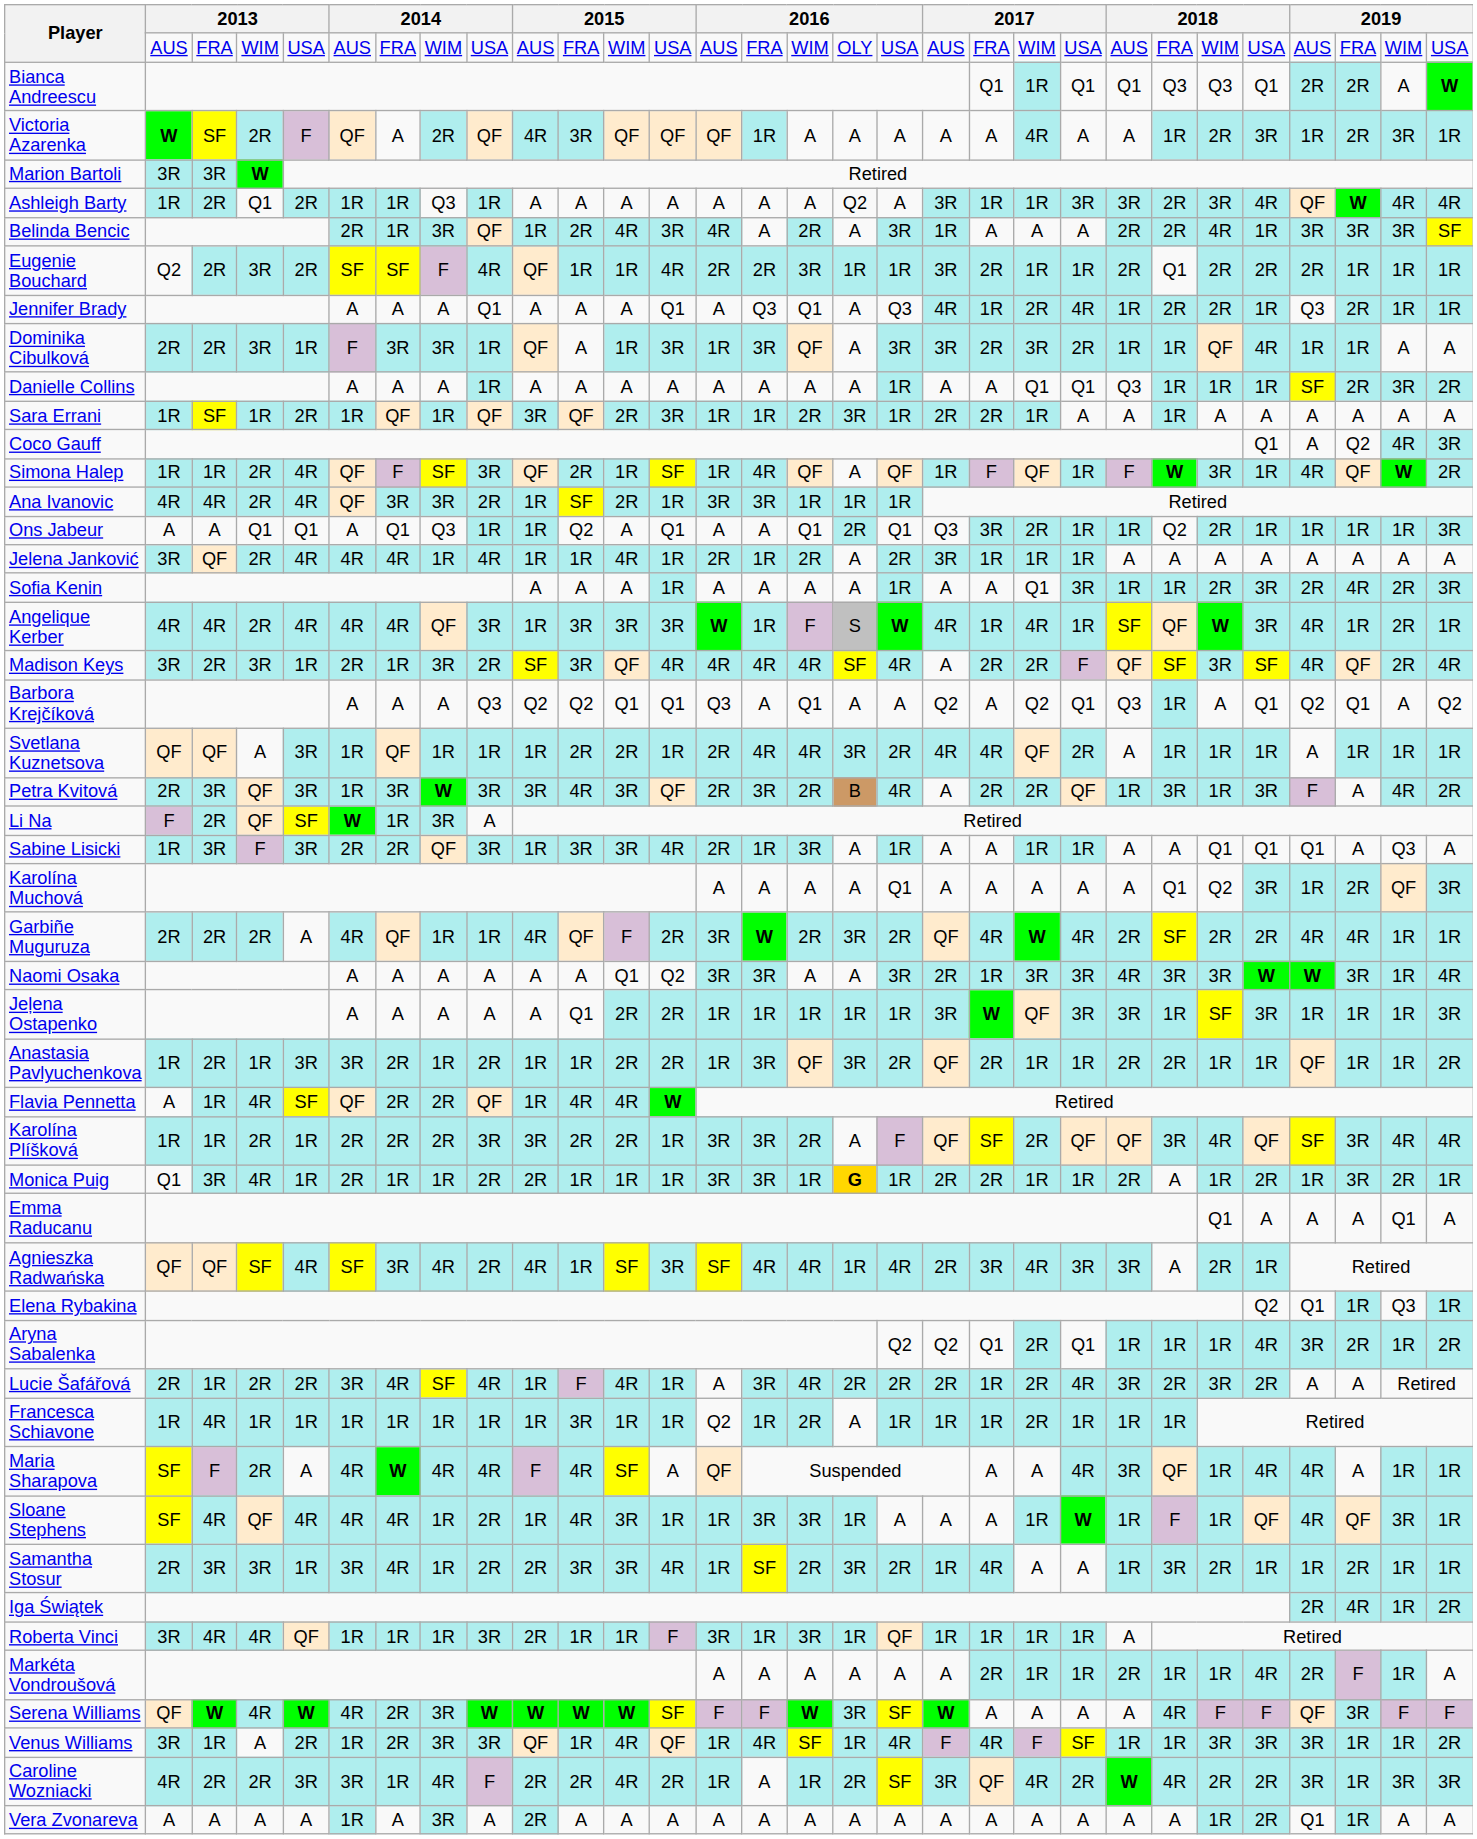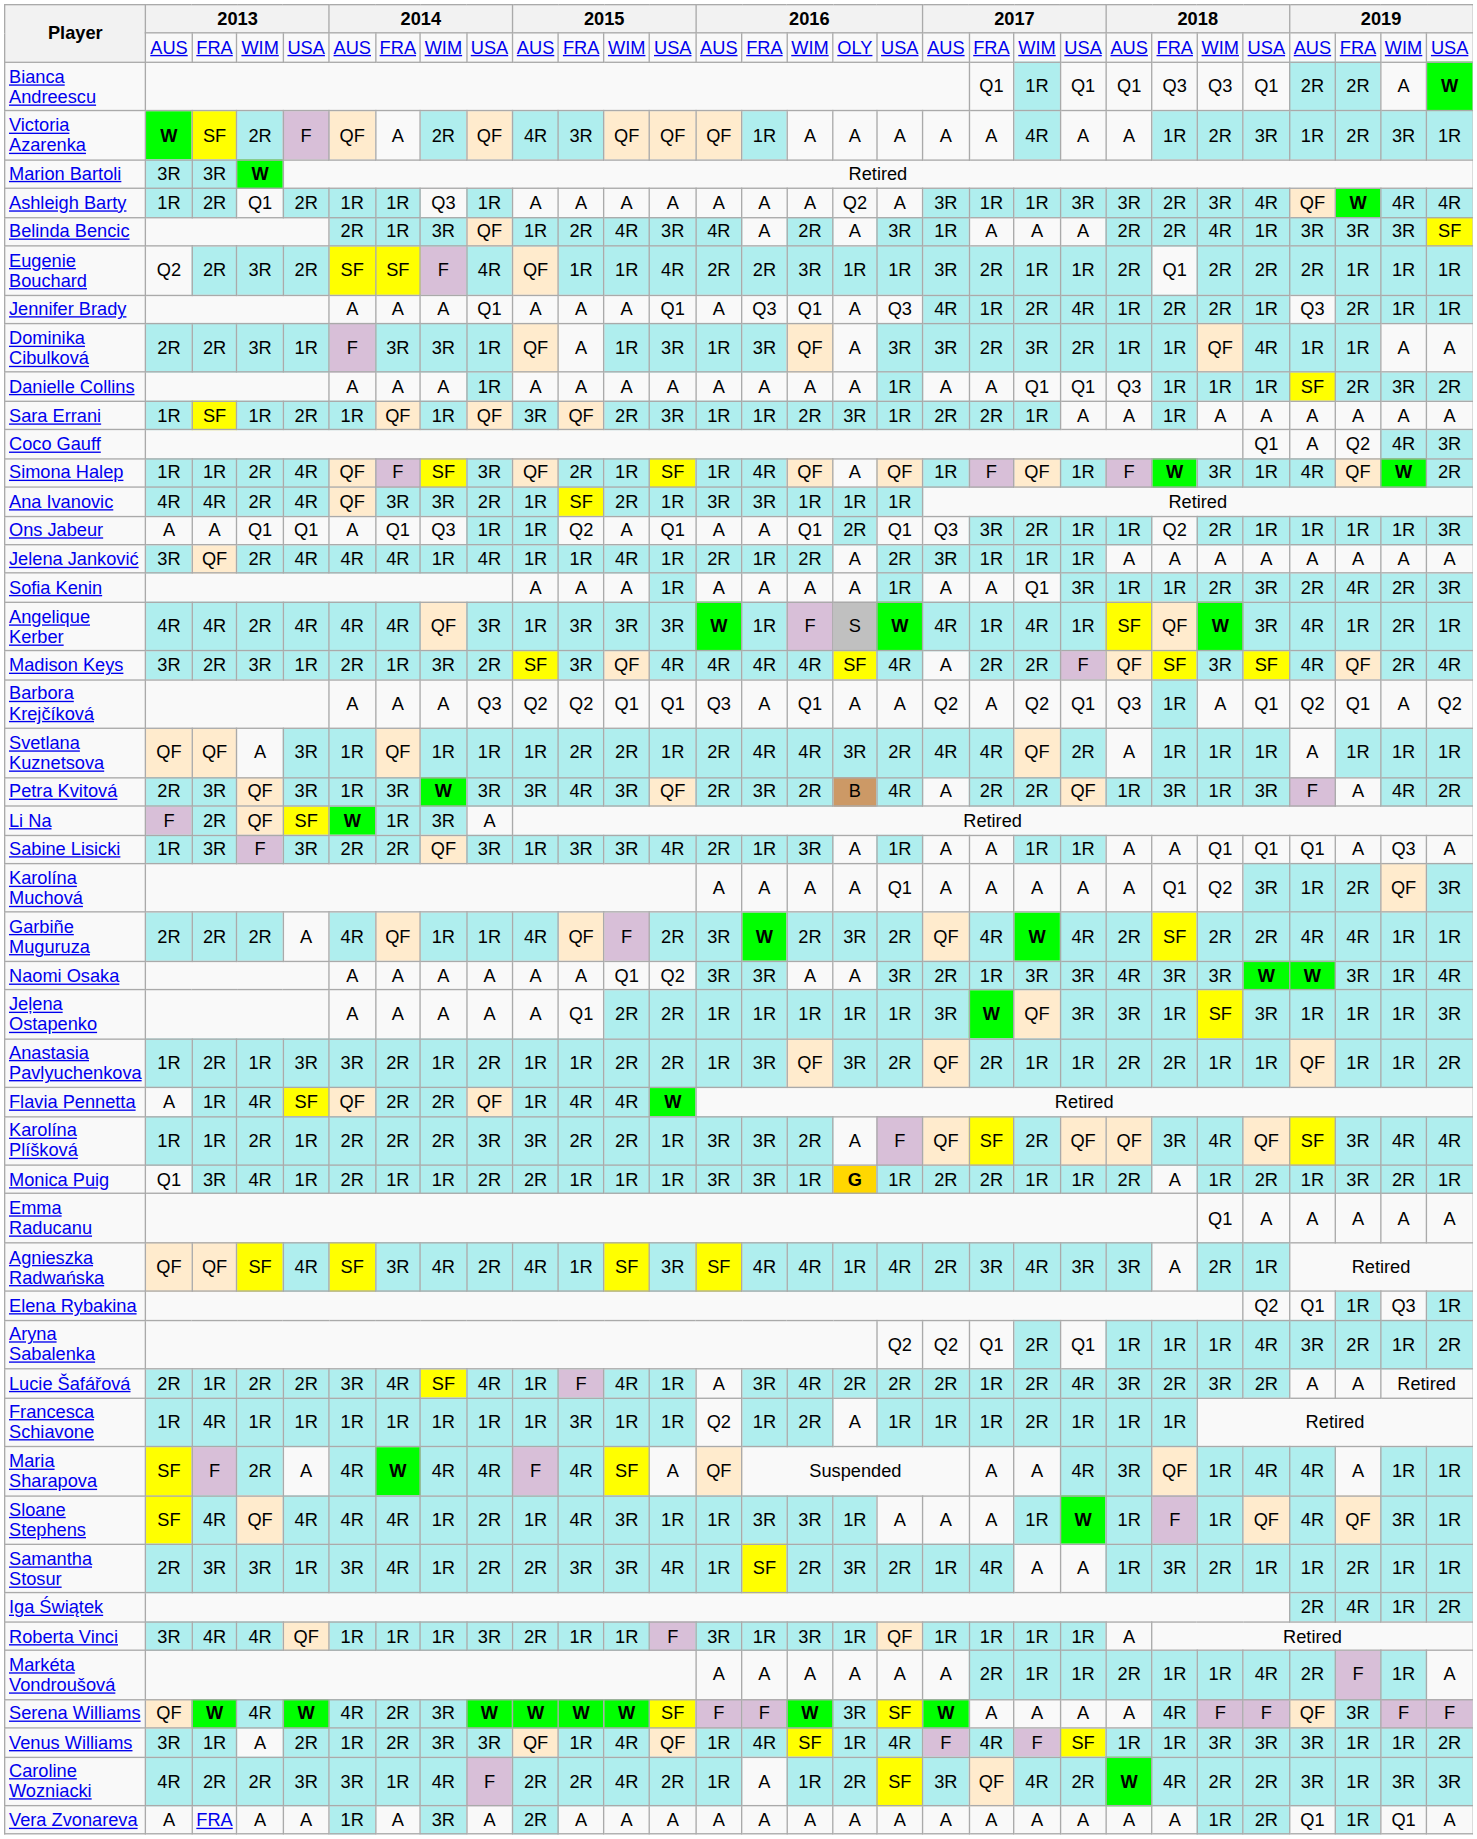(1404, 1218) Q1 -> (1404, 1218) A
(215, 1820) A -> (215, 1820) FRA
(1404, 1820) A -> (1404, 1820) Q1
